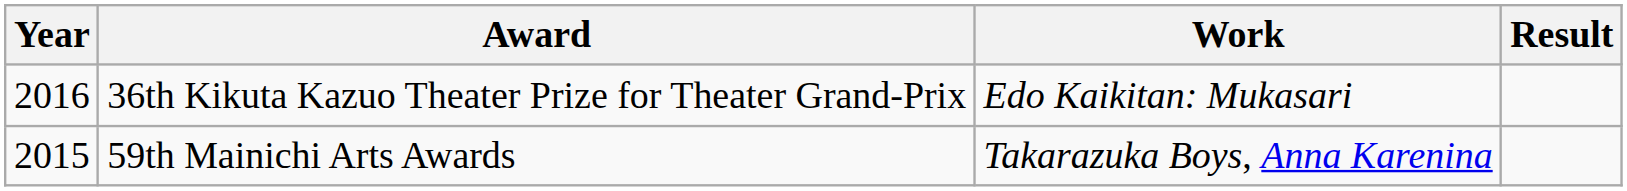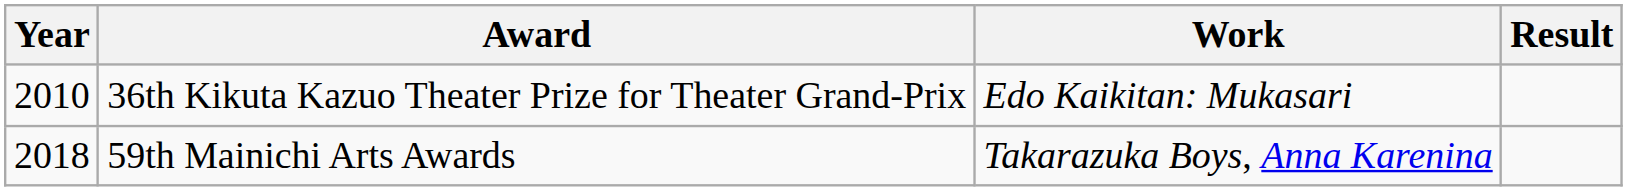(52, 94) 2016 -> (52, 94) 2010
(52, 154) 2015 -> (52, 154) 2018
